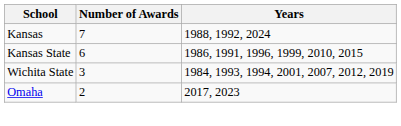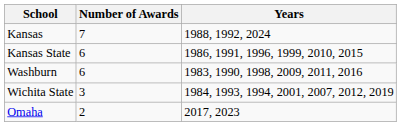+ row: (32, 72)
